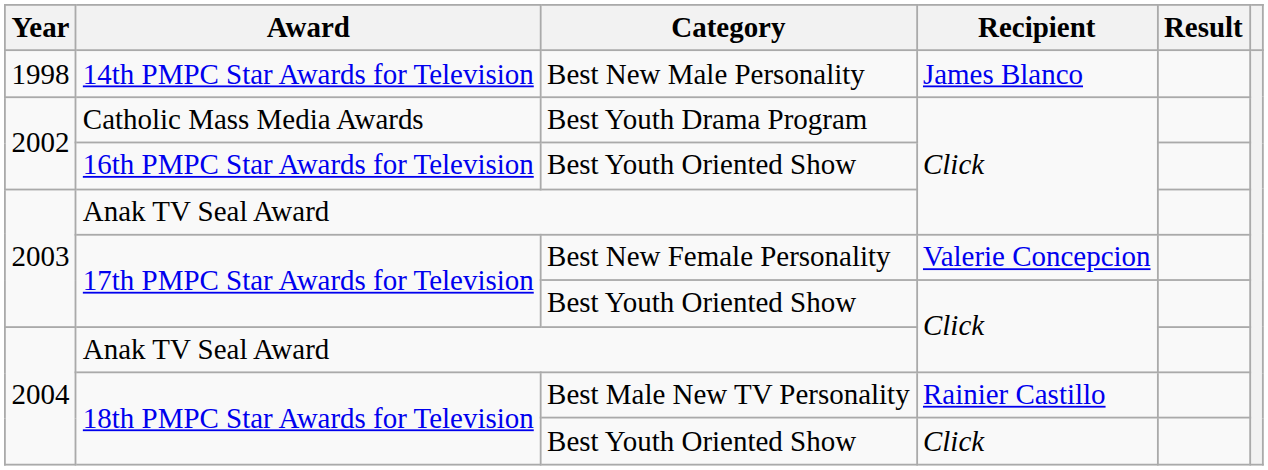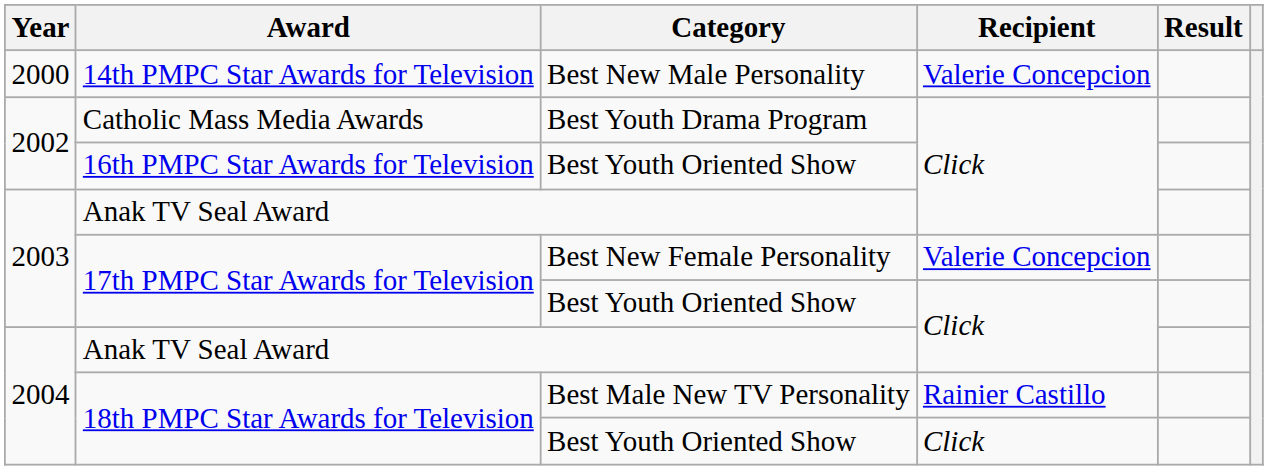(41, 73) 1998 -> (41, 73) 2000
(1003, 73) James Blanco -> (1037, 73) Valerie Concepcion
